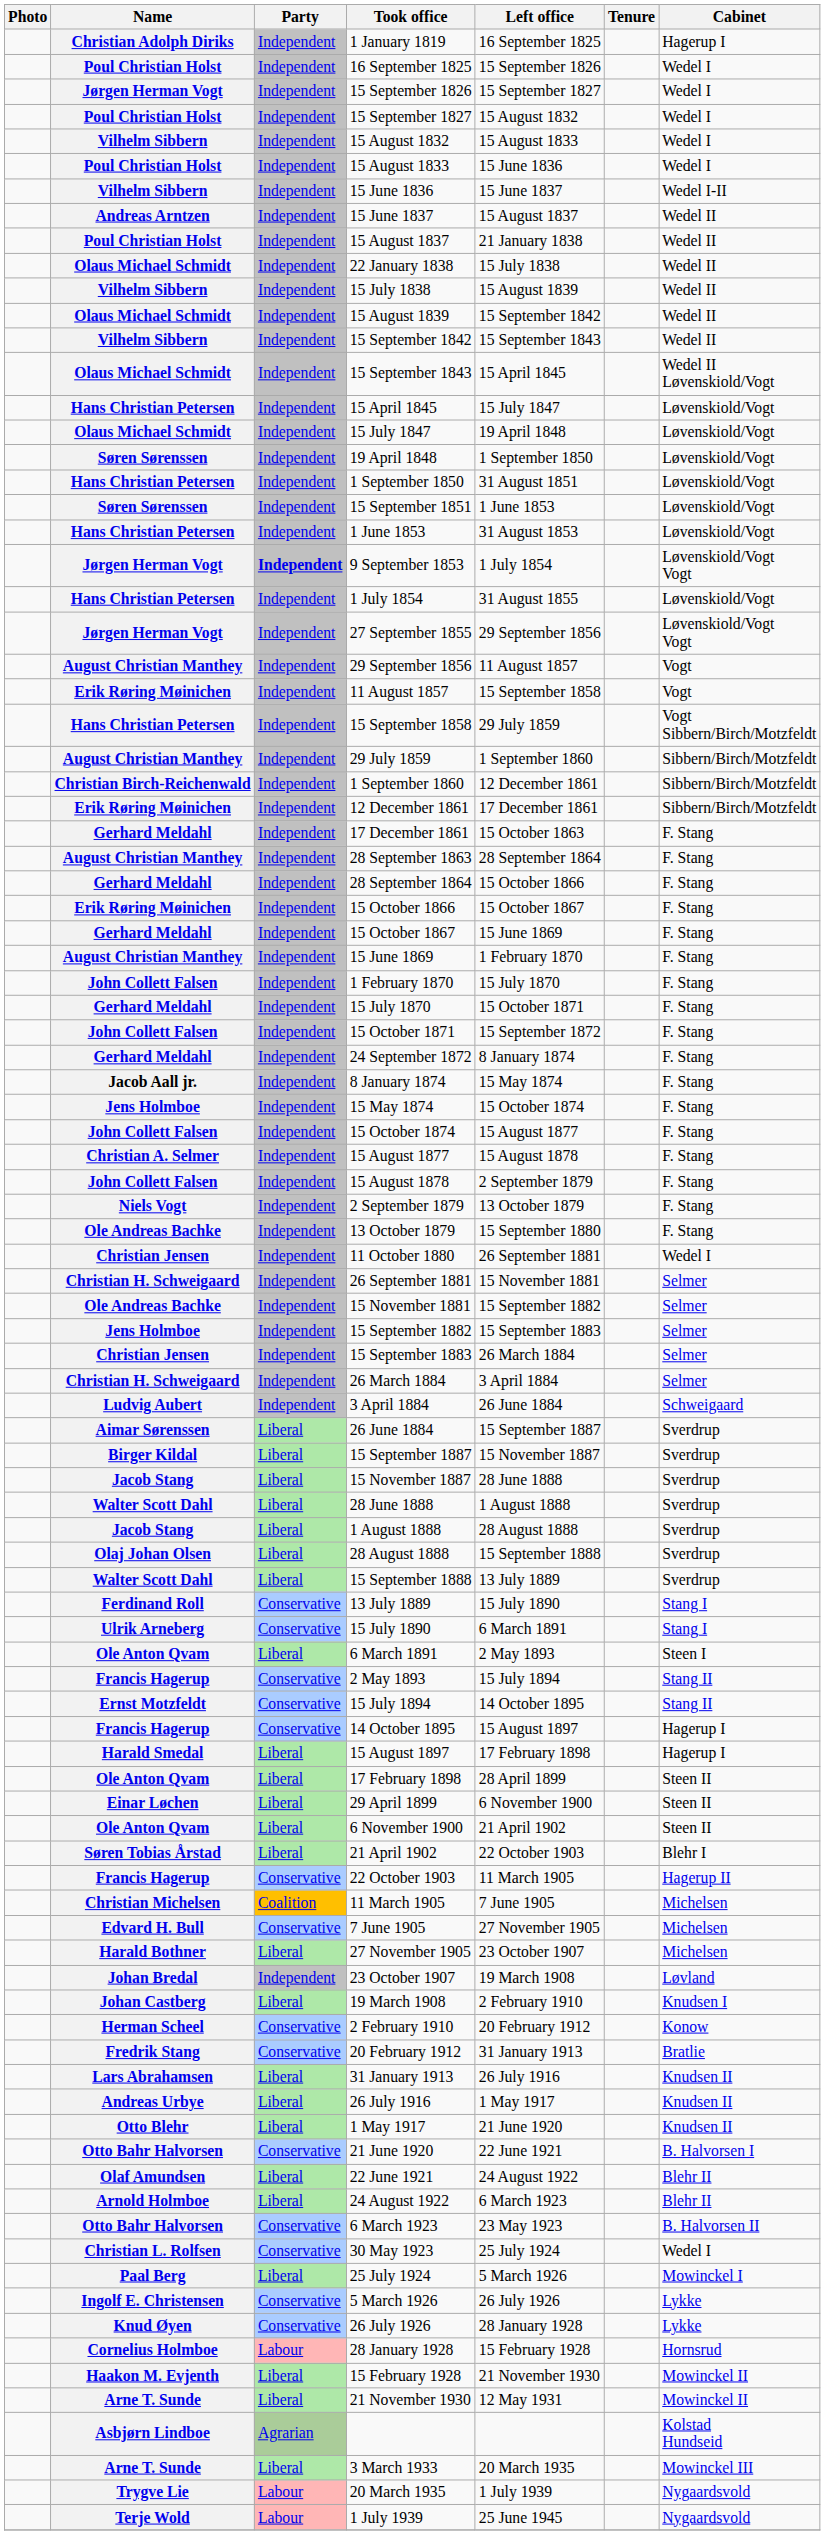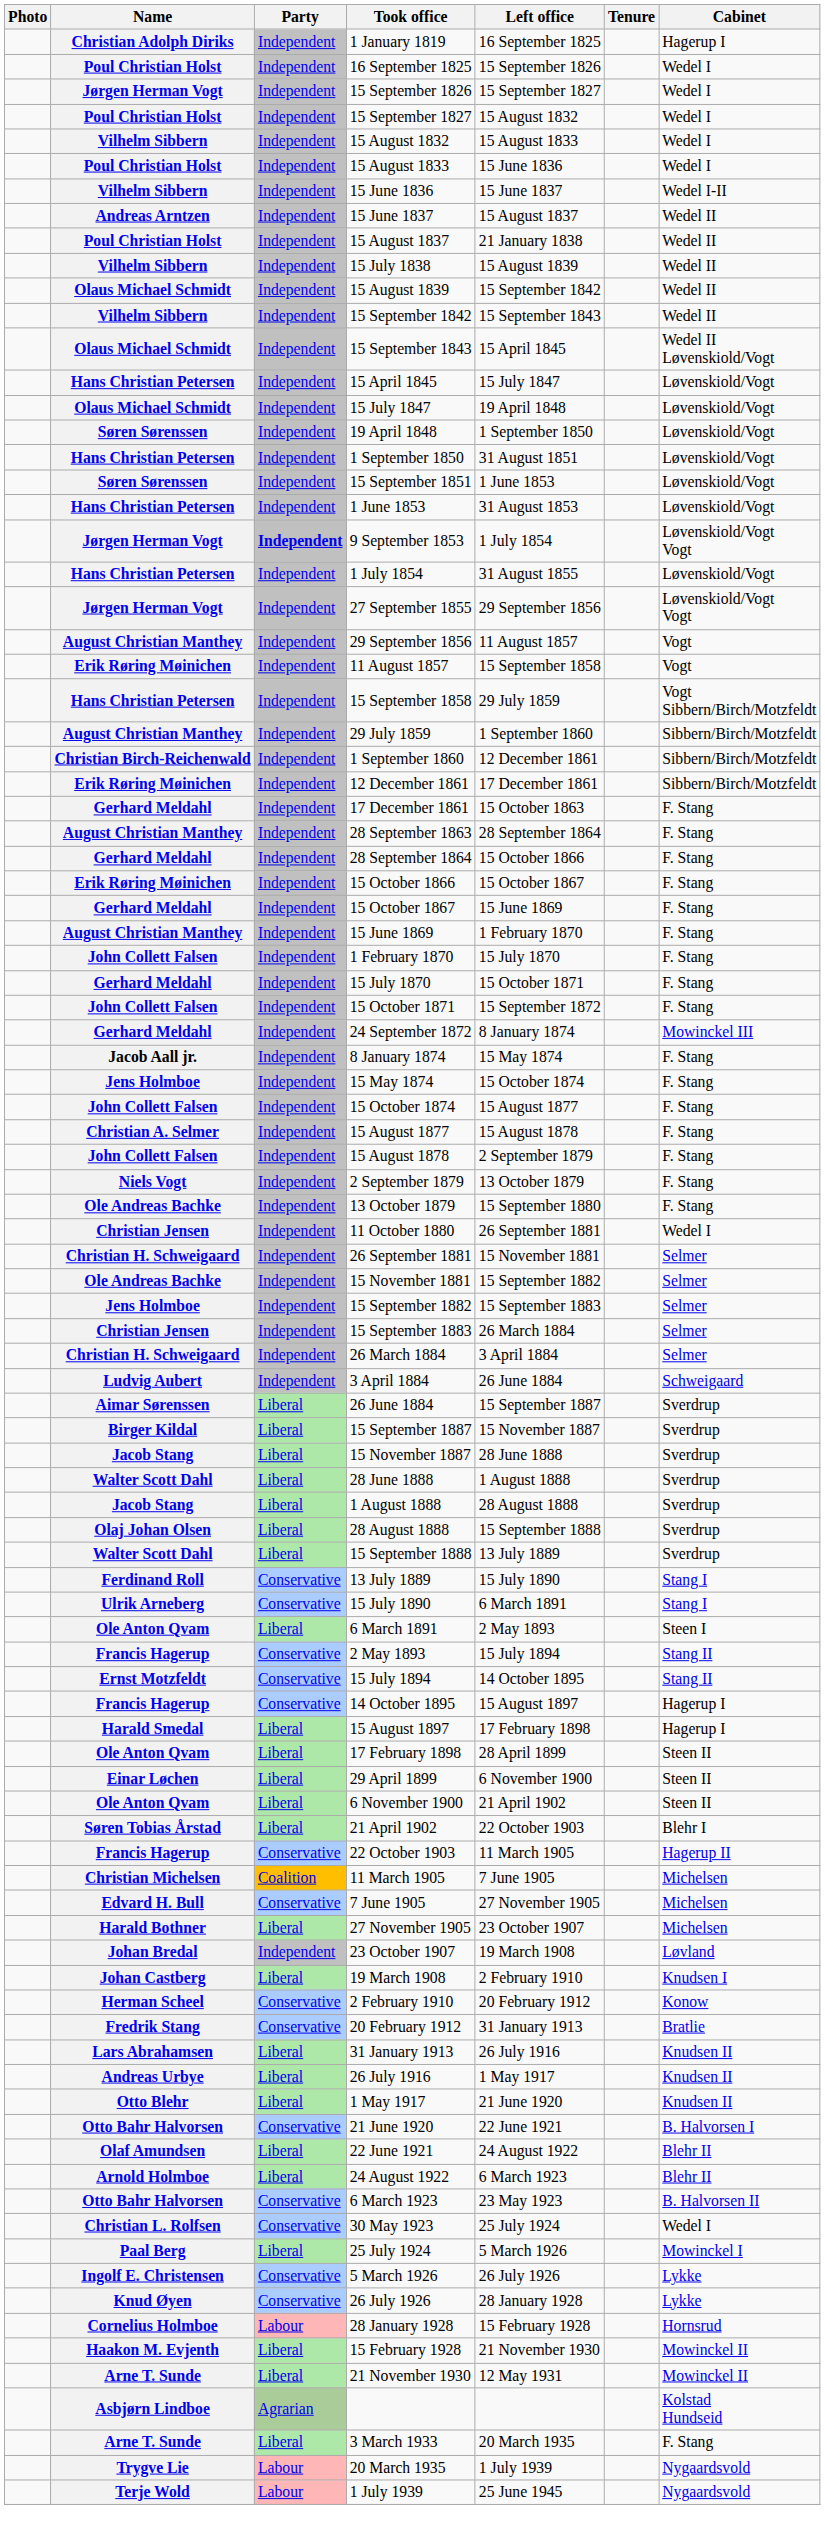- row: (153, 265)
(688, 1057) F. Stang -> (708, 1032) Mowinckel III
(708, 2467) Mowinckel III -> (688, 2442) F. Stang
